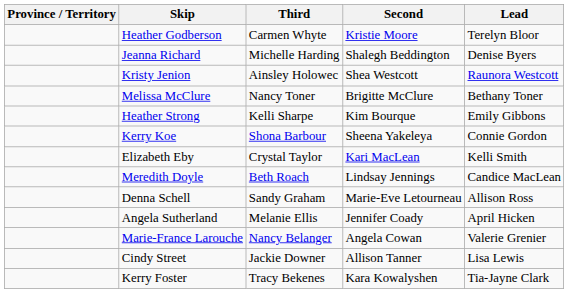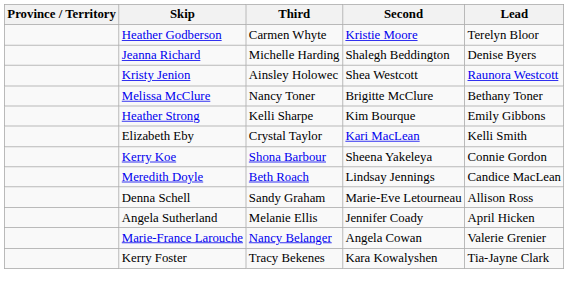rows swapped: (158, 156) <-> (149, 136)
- row: (154, 258)
